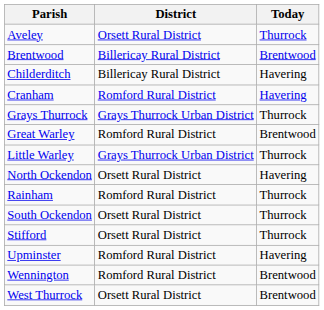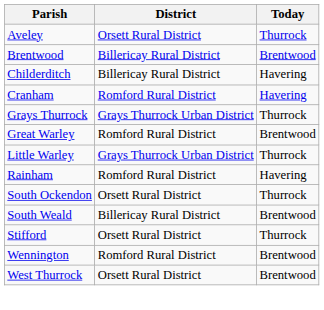- row: (50, 174)
(283, 194) Thurrock -> (283, 174) Havering
+ row: (40, 214)
- row: (34, 255)
